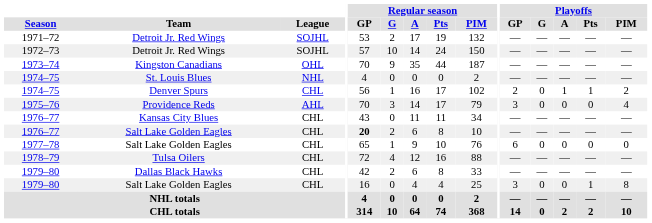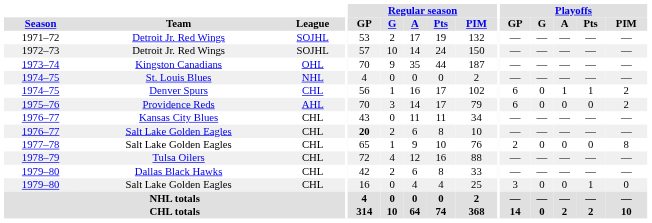(515, 91) 2 -> (515, 91) 6
(515, 104) 3 -> (515, 104) 6
(626, 104) 4 -> (626, 104) 2
(515, 144) 6 -> (515, 144) 2
(626, 144) 0 -> (626, 144) 8
(626, 185) 8 -> (626, 185) 0
